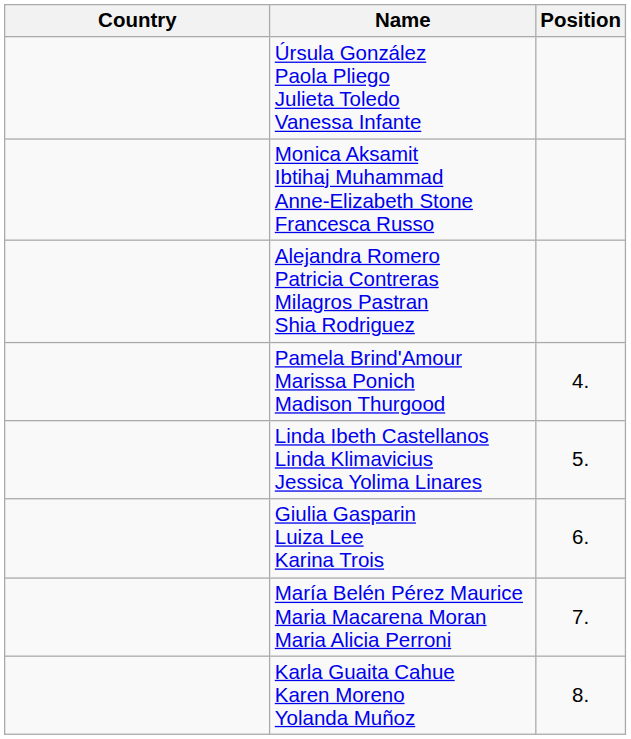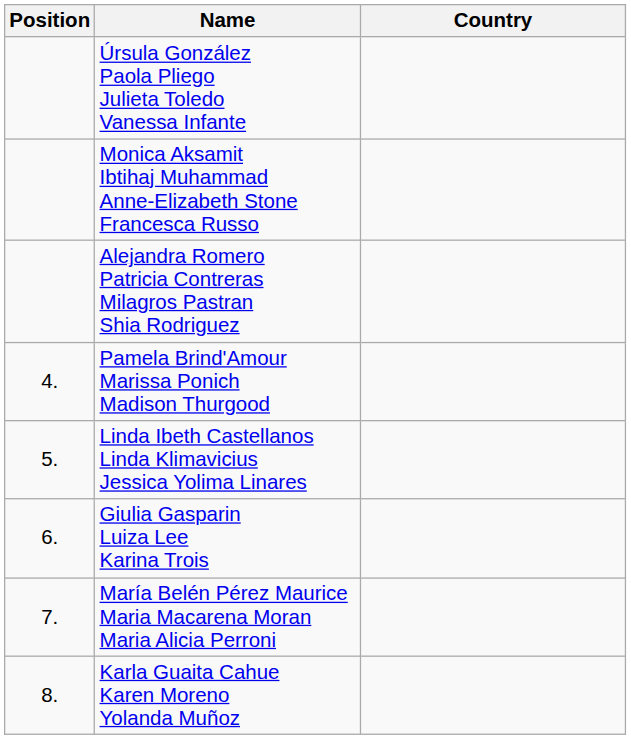columns swapped: (581, 20) <-> (137, 20)
